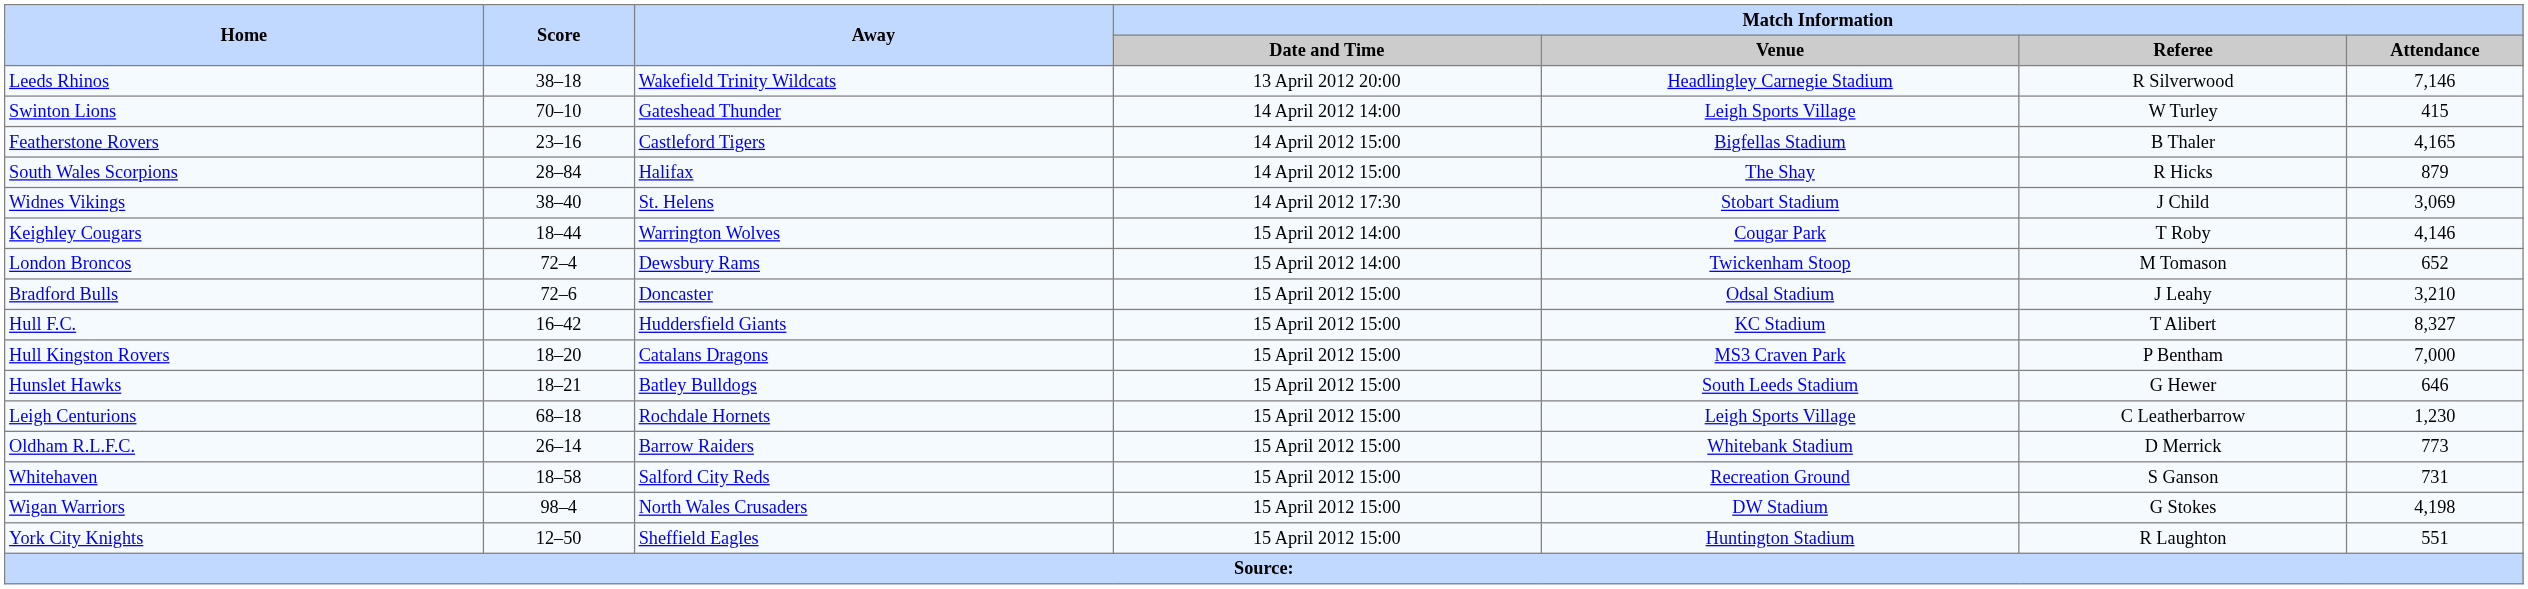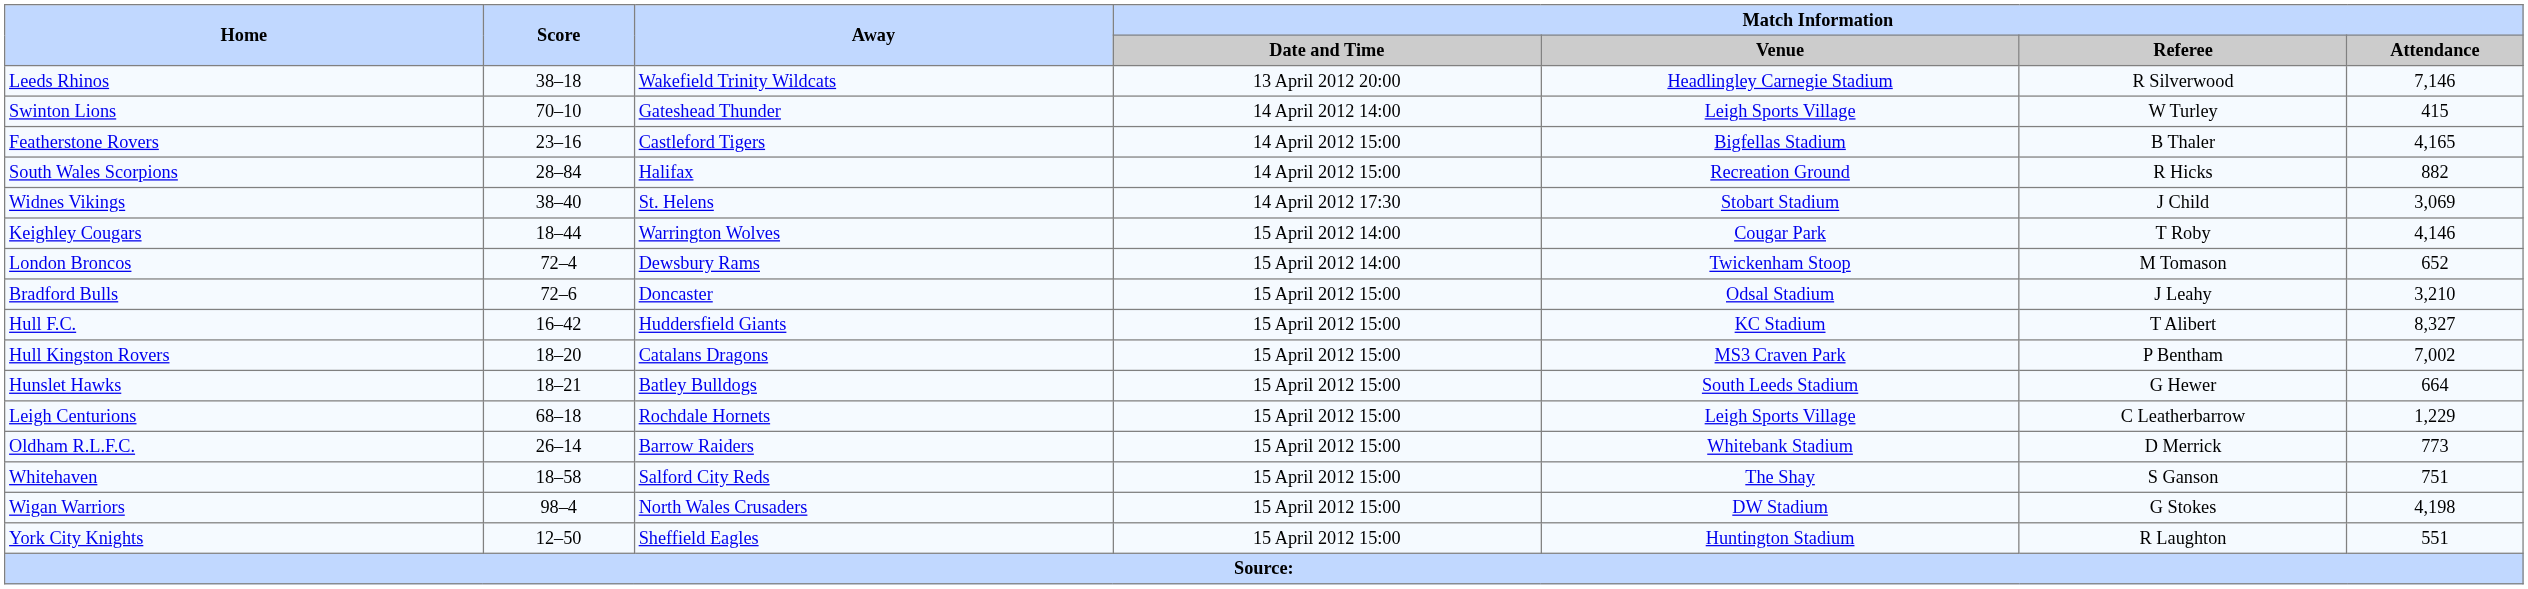(1780, 172) The Shay -> (1780, 172) Recreation Ground
(2435, 172) 879 -> (2435, 172) 882
(2435, 355) 7,000 -> (2435, 355) 7,002
(2435, 385) 646 -> (2435, 385) 664
(2435, 415) 1,230 -> (2435, 415) 1,229
(1780, 476) Recreation Ground -> (1780, 476) The Shay
(2435, 476) 731 -> (2435, 476) 751
